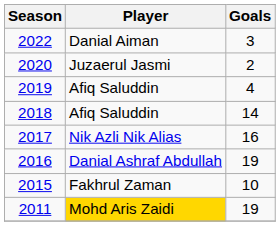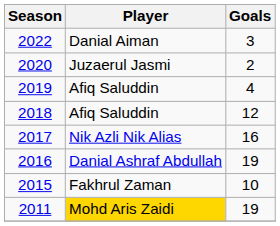(250, 112) 14 -> (250, 112) 12
